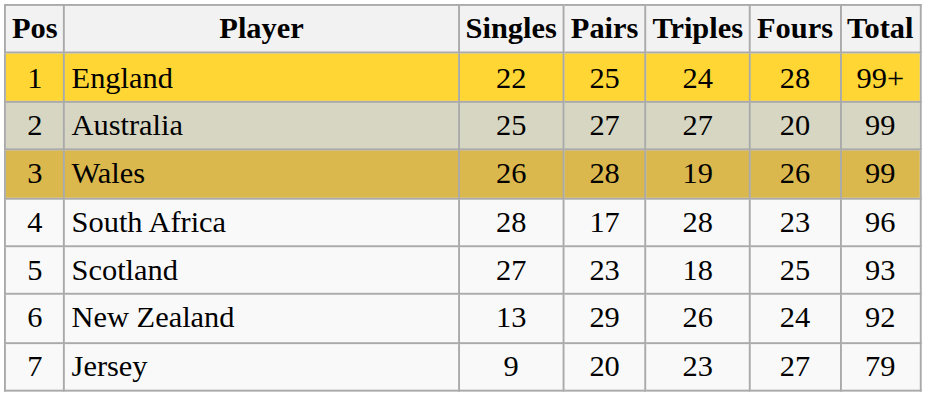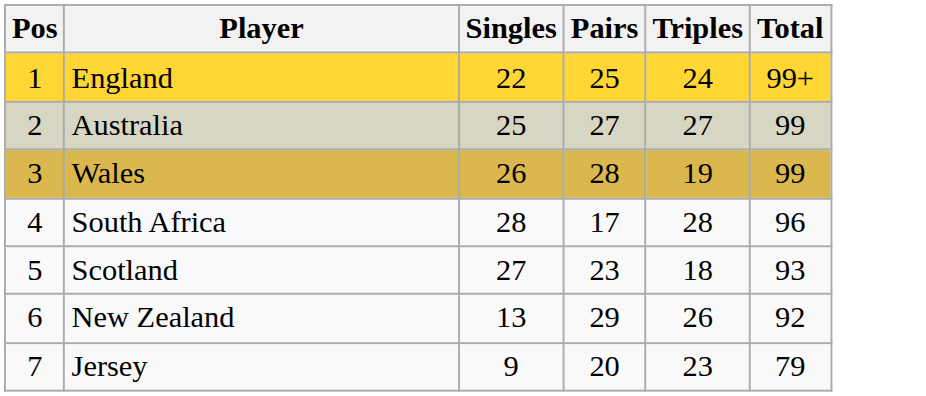- column: (795, 28)
